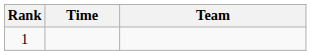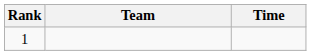columns swapped: (213, 15) <-> (82, 15)
